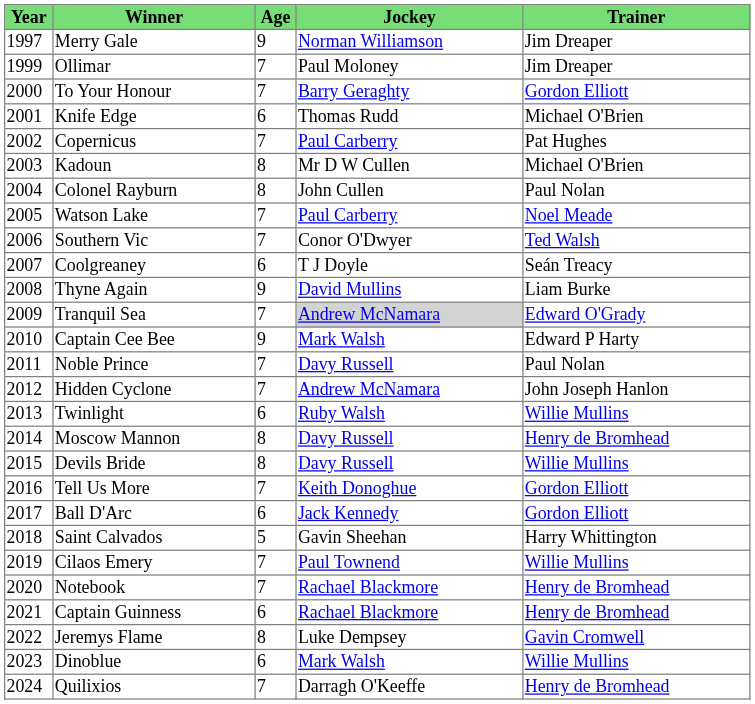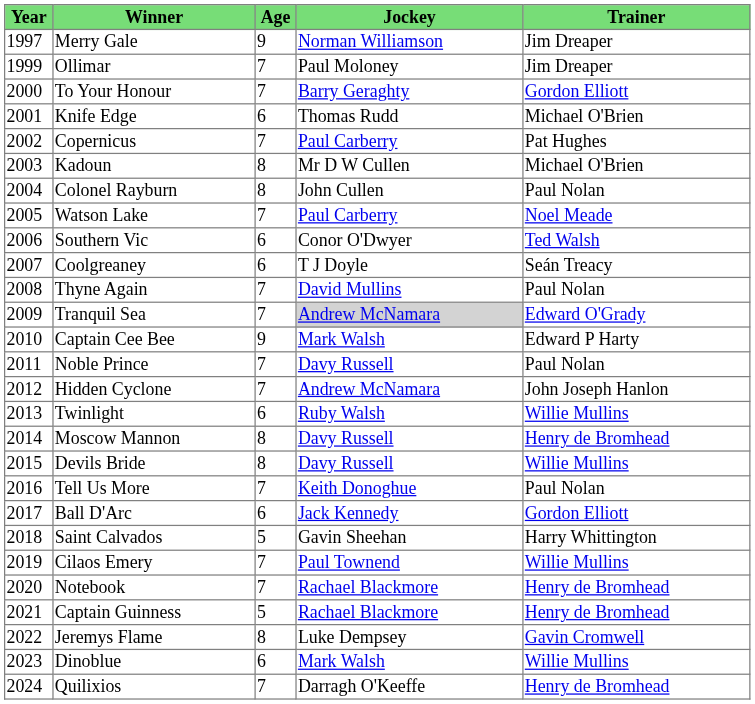(261, 240) 7 -> (261, 240) 6
(261, 289) 9 -> (261, 289) 7
(568, 289) Liam Burke -> (565, 289) Paul Nolan
(577, 488) Gordon Elliott -> (565, 488) Paul Nolan
(261, 612) 6 -> (261, 612) 5
